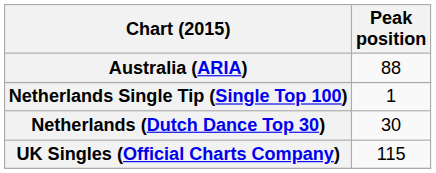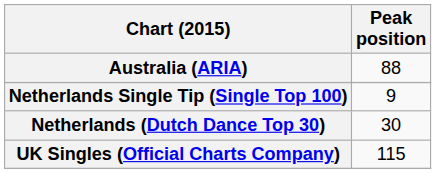(391, 96) 1 -> (391, 96) 9
